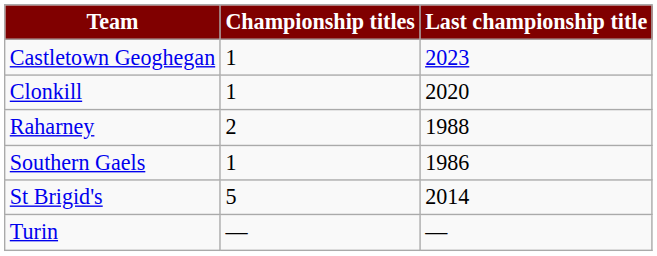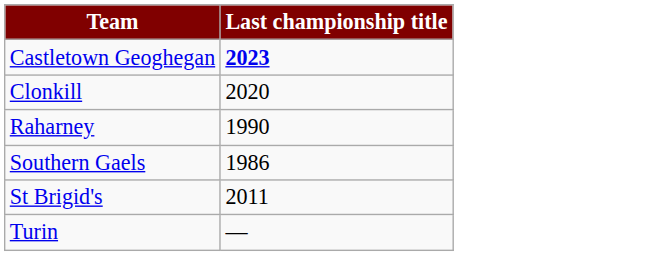- column: (320, 22)
(447, 57) normal -> (247, 57) bold
(447, 127) 1988 -> (247, 127) 1990
(447, 197) 2014 -> (247, 197) 2011
